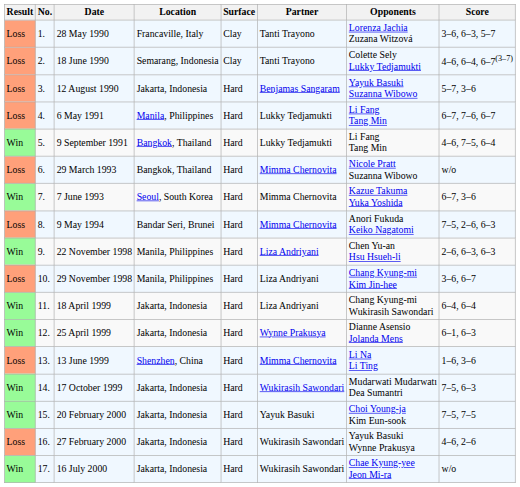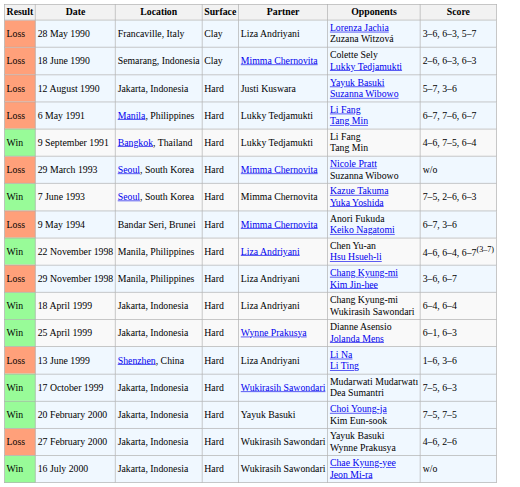- column: (45, 11)
(287, 33) Tanti Trayono -> (270, 33) Liza Andriyani
(287, 60) Tanti Trayono -> (279, 60) Mimma Chernovita
(477, 60) 4–6, 6–4, 6–7(3–7) -> (450, 60) 2–6, 6–3, 6–3
(300, 87) Benjamas Sangaram -> (268, 87) Justi Kuswara
(174, 169) Bangkok, Thailand -> (156, 169) Seoul, South Korea
(459, 196) 6–7, 3–6 -> (450, 196) 7–5, 2–6, 6–3
(468, 223) 7–5, 2–6, 6–3 -> (440, 223) 6–7, 3–6
(468, 251) 2–6, 6–3, 6–3 -> (458, 251) 4–6, 6–4, 6–7(3–7)
(298, 359) Mimma Chernovita -> (270, 359) Liza Andriyani
